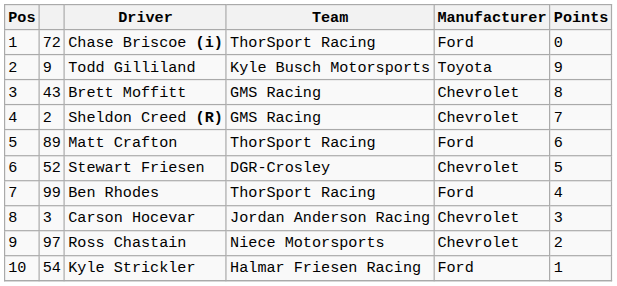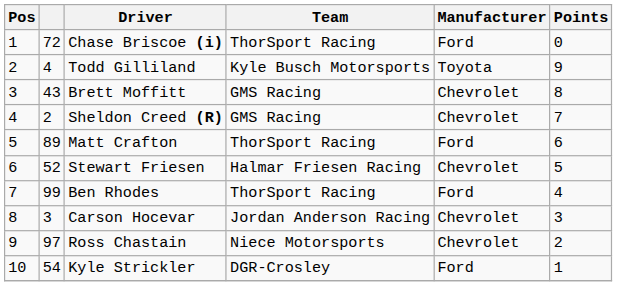(47, 67) 9 -> (47, 67) 4
(280, 167) DGR-Crosley -> (326, 167) Halmar Friesen Racing
(326, 268) Halmar Friesen Racing -> (280, 268) DGR-Crosley
